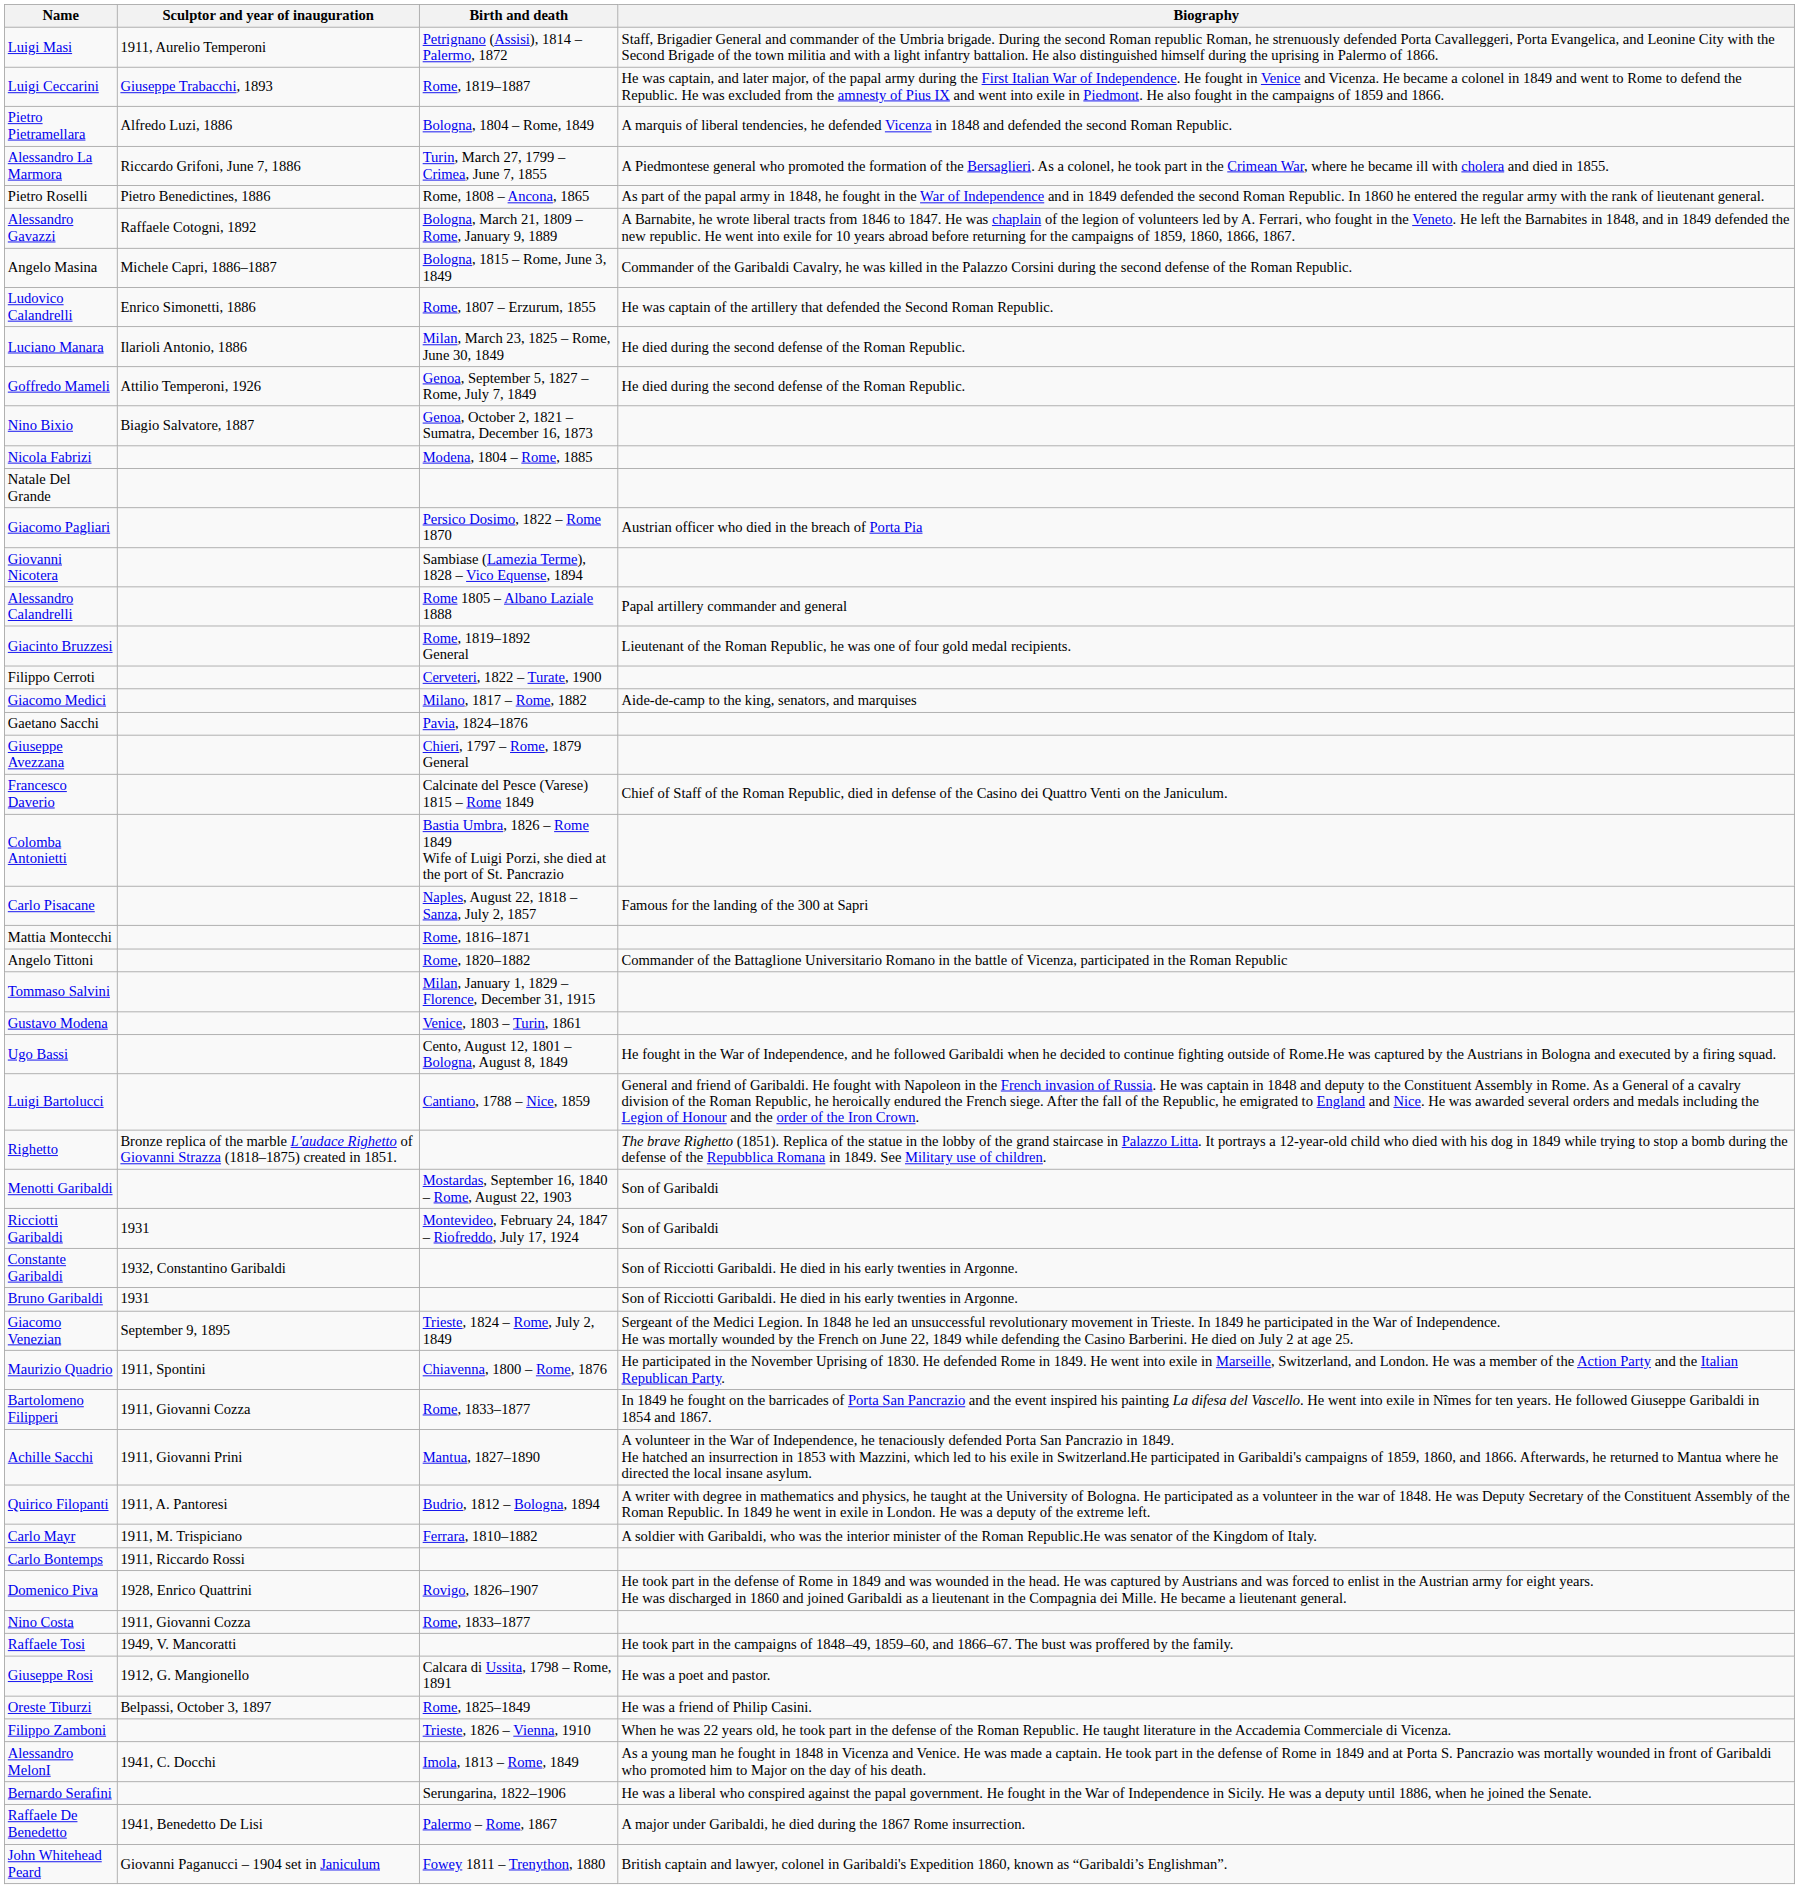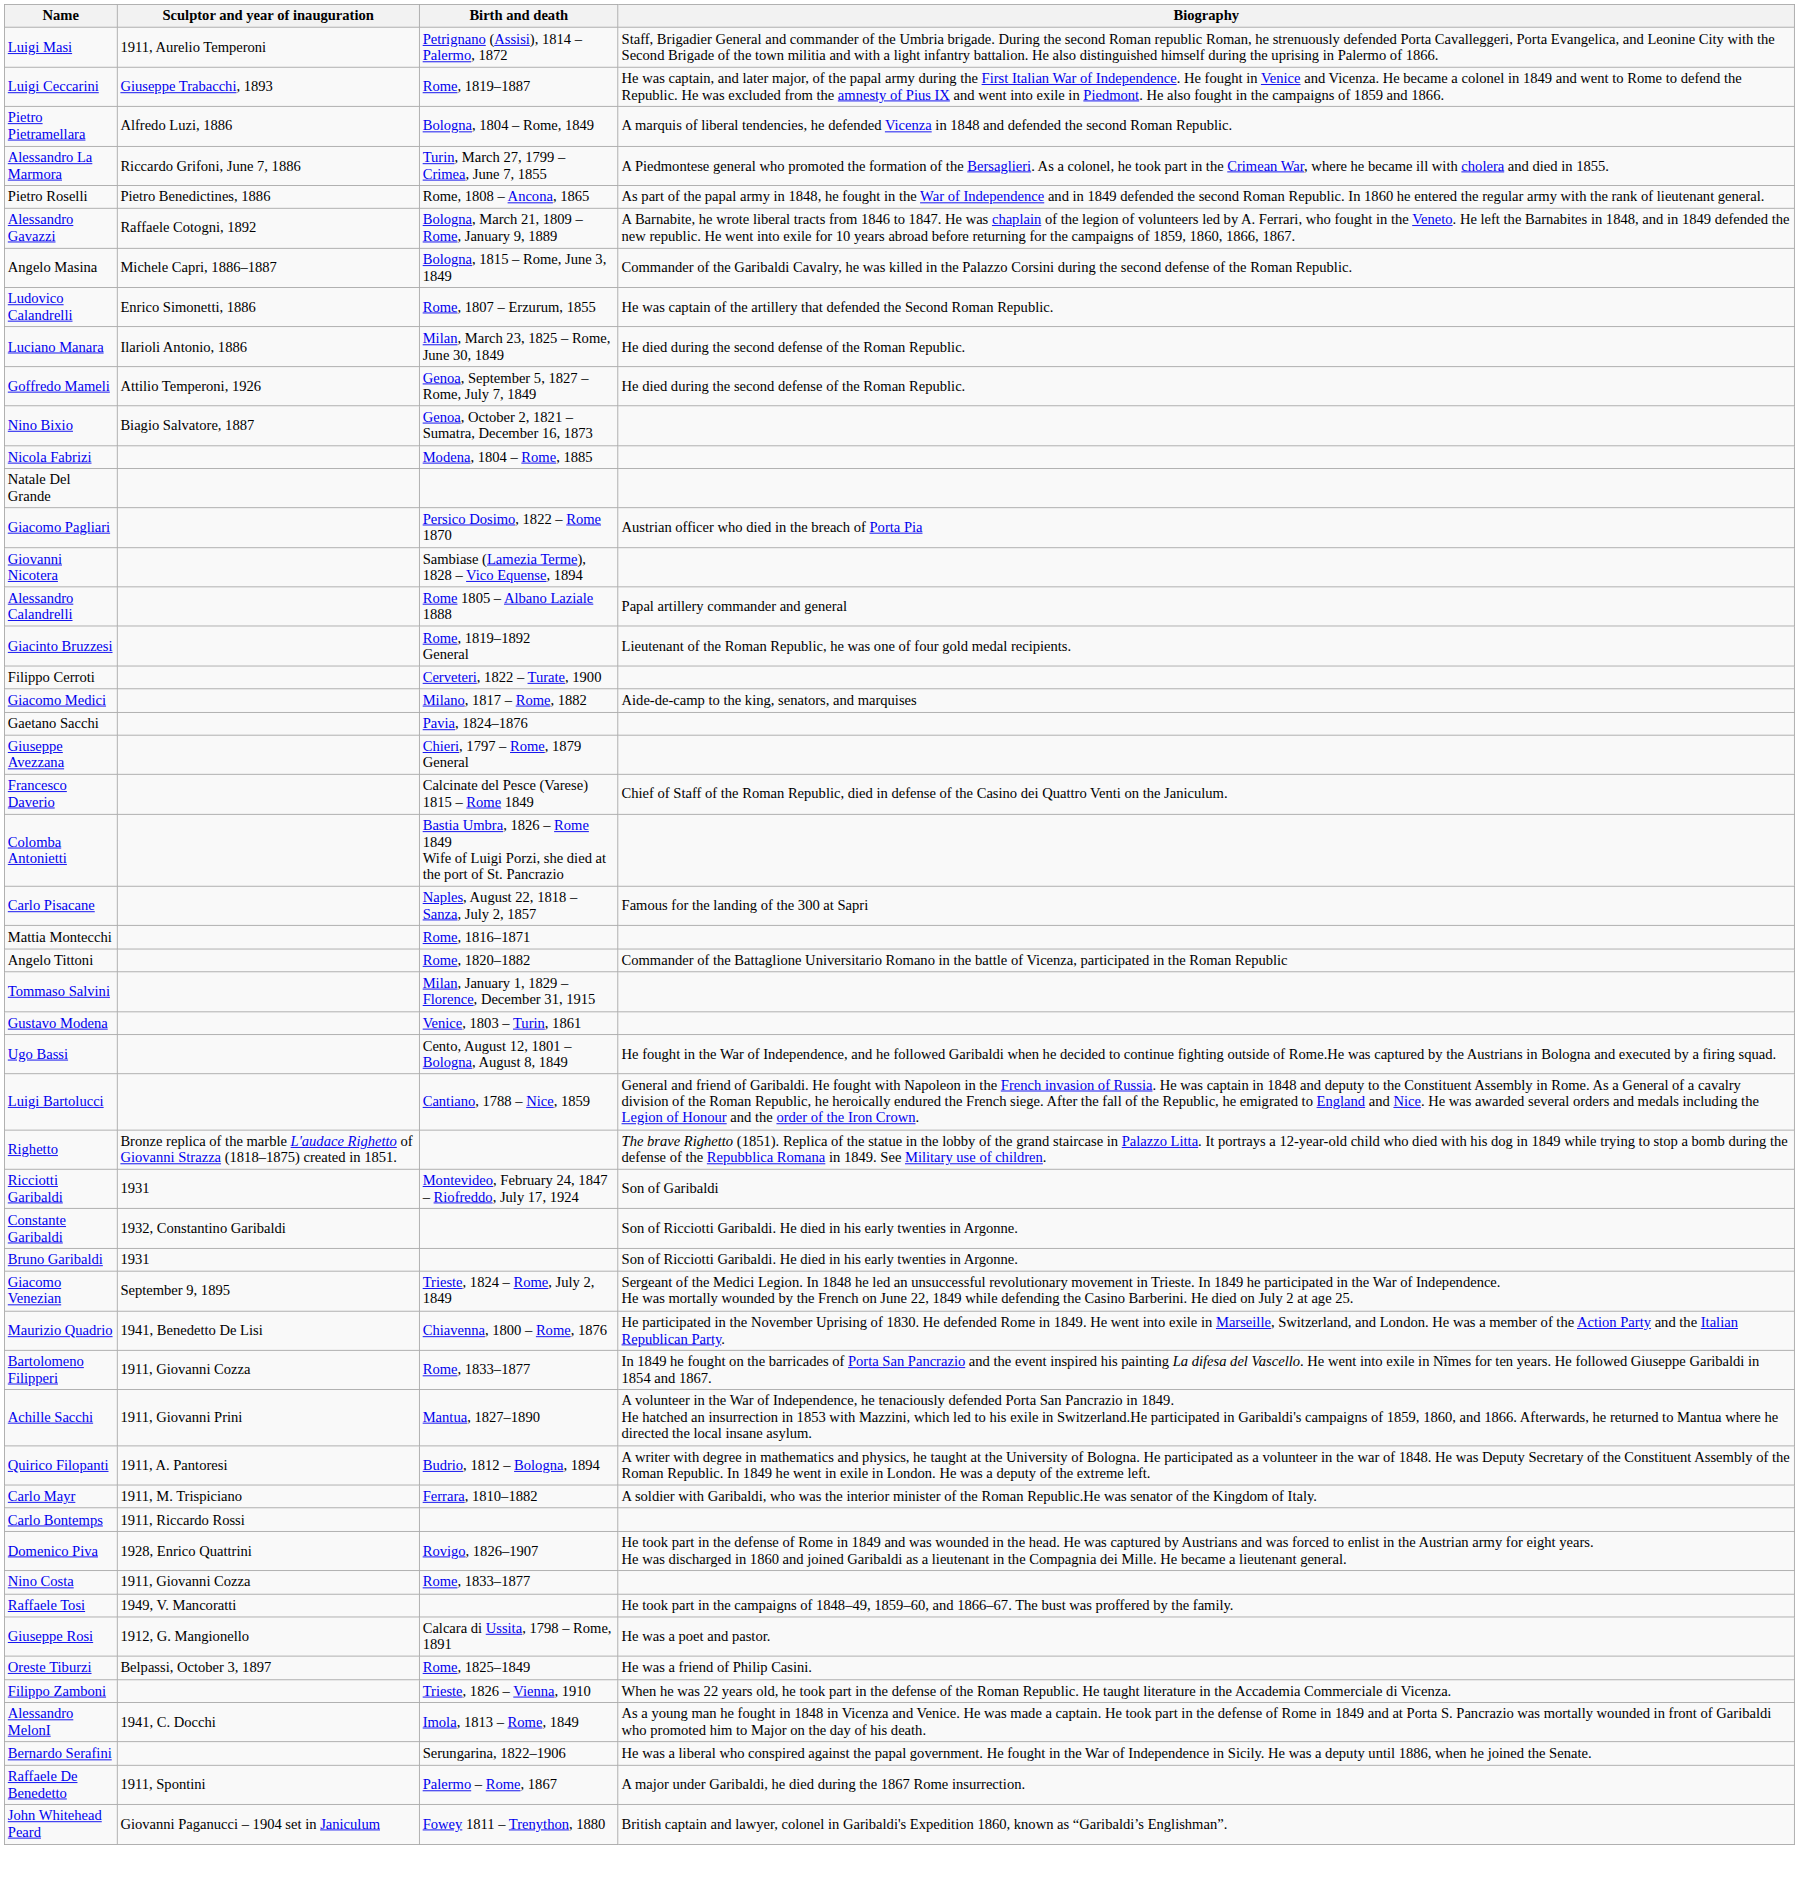- row: (60, 1189)
(163, 1370) 1911, Spontini -> (192, 1330) 1941, Benedetto De Lisi
(192, 1824) 1941, Benedetto De Lisi -> (163, 1784) 1911, Spontini
